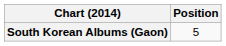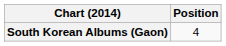(196, 31) 5 -> (196, 31) 4
